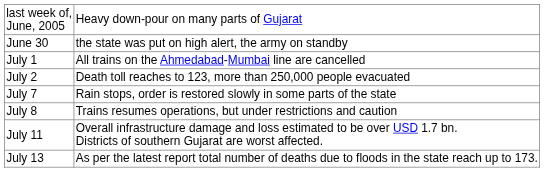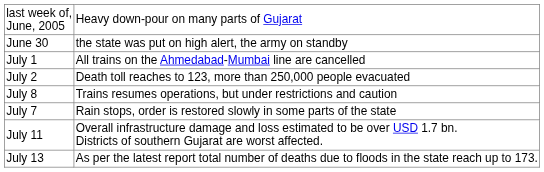rows swapped: (22, 94) <-> (22, 111)
